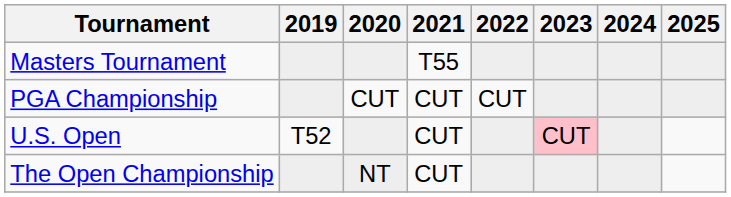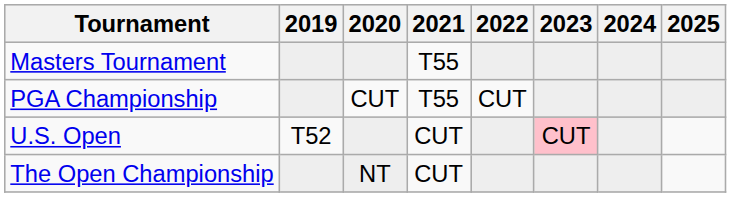(439, 99) CUT -> (439, 99) T55
